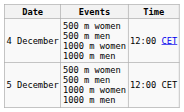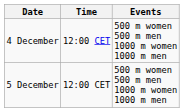columns swapped: (154, 11) <-> (94, 11)
